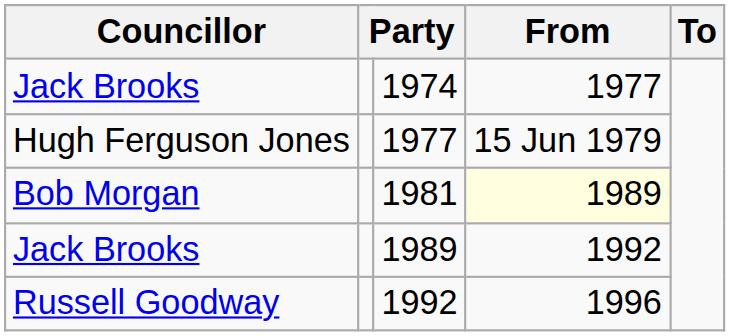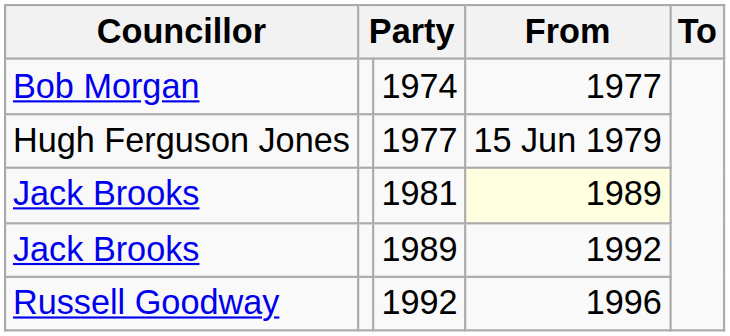(106, 85) Jack Brooks -> (106, 85) Bob Morgan
(106, 194) Bob Morgan -> (106, 194) Jack Brooks
